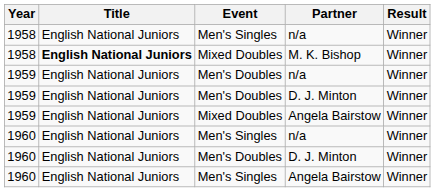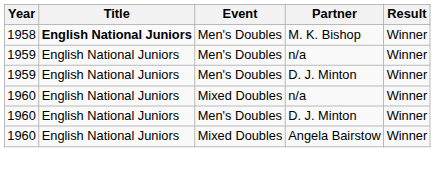- row: (22, 34)
(240, 55) Mixed Doubles -> (240, 34) Men's Doubles
- row: (22, 116)
(237, 136) Men's Singles -> (240, 95) Mixed Doubles
(237, 177) Men's Singles -> (240, 136) Mixed Doubles
